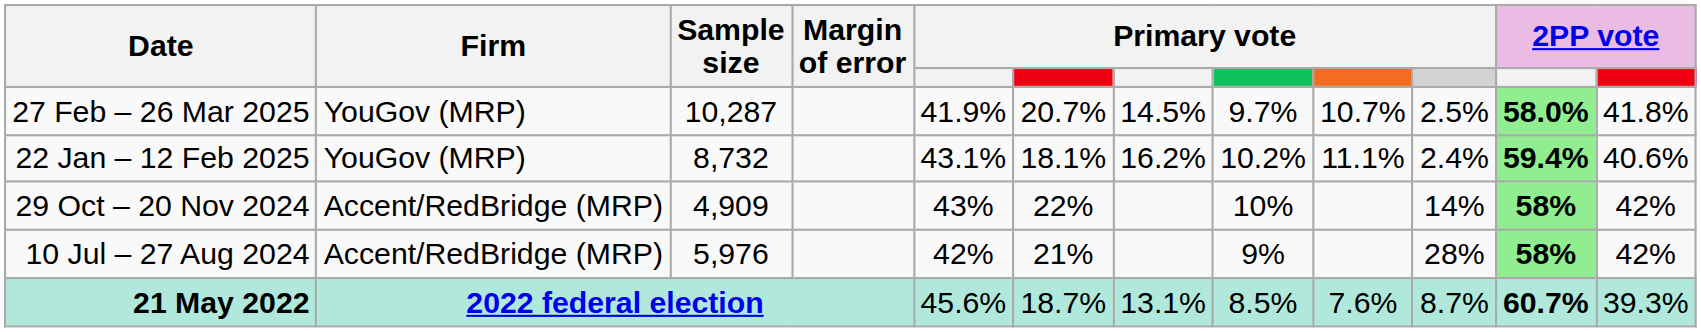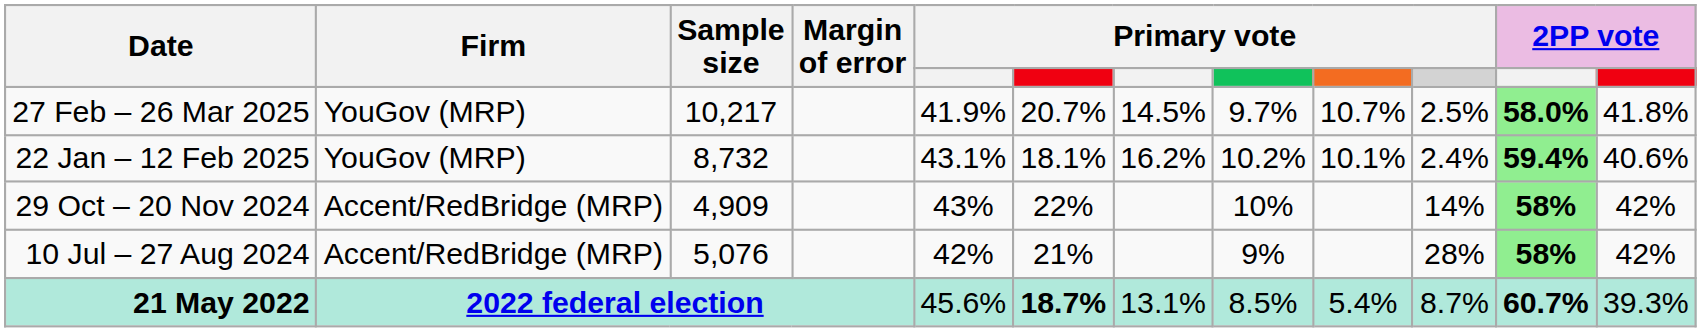(731, 111) 10,287 -> (731, 111) 10,217
(1363, 158) 11.1% -> (1363, 158) 10.1%
(731, 254) 5,976 -> (731, 254) 5,076
(1063, 302) normal -> (1063, 302) bold
(1363, 302) 7.6% -> (1363, 302) 5.4%
